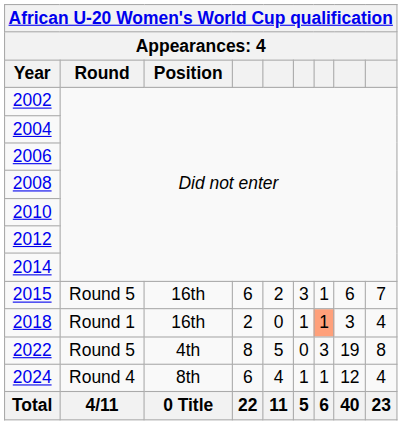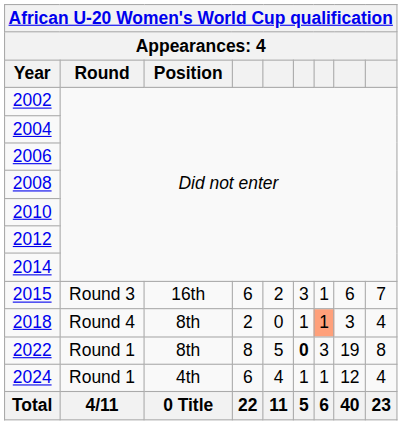(102, 294) Round 5 -> (102, 294) Round 3
(102, 322) Round 1 -> (102, 322) Round 4
(188, 322) 16th -> (188, 322) 8th
(102, 350) Round 5 -> (102, 350) Round 1
(188, 350) 4th -> (188, 350) 8th
(304, 350) normal -> (304, 350) bold
(102, 377) Round 4 -> (102, 377) Round 1
(188, 377) 8th -> (188, 377) 4th
